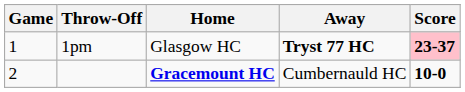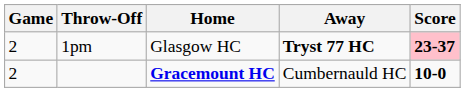(13, 45) 1 -> (13, 45) 2
